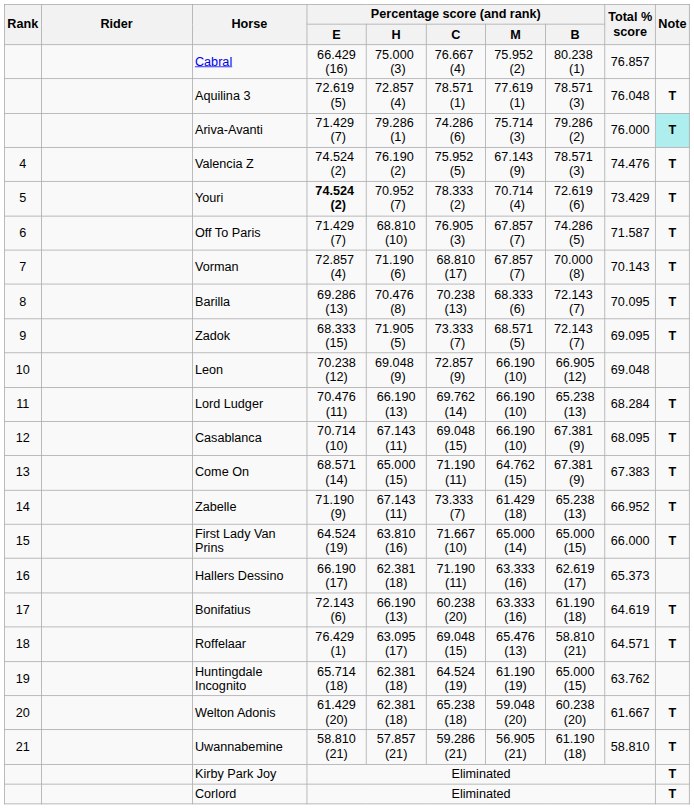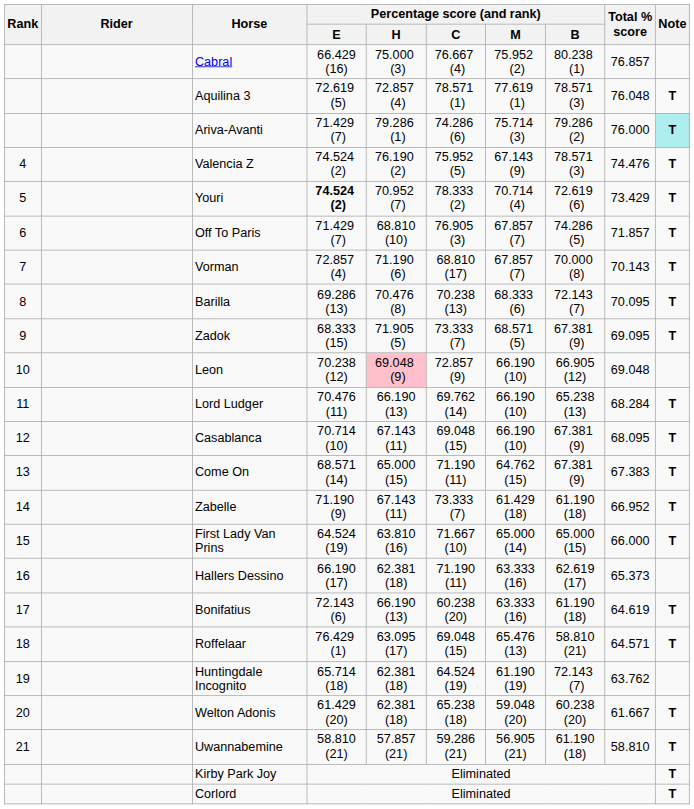(630, 233) 71.587 -> (630, 233) 71.857
(575, 335) 72.143 (7) -> (575, 335) 67.381 (9)
(396, 370) no background -> (396, 370) pink background
(575, 507) 65.238 (13) -> (575, 507) 61.190 (18)
(575, 678) 65.000 (15) -> (575, 678) 72.143 (7)
